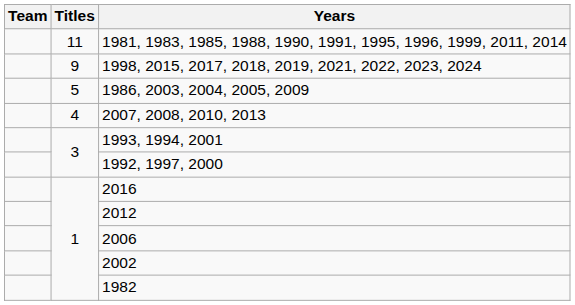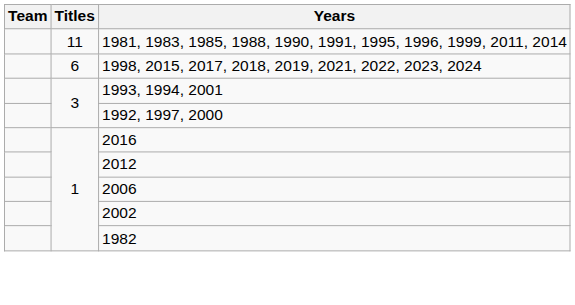(75, 66) 9 -> (75, 66) 6
- row: (206, 90)
- row: (184, 115)
